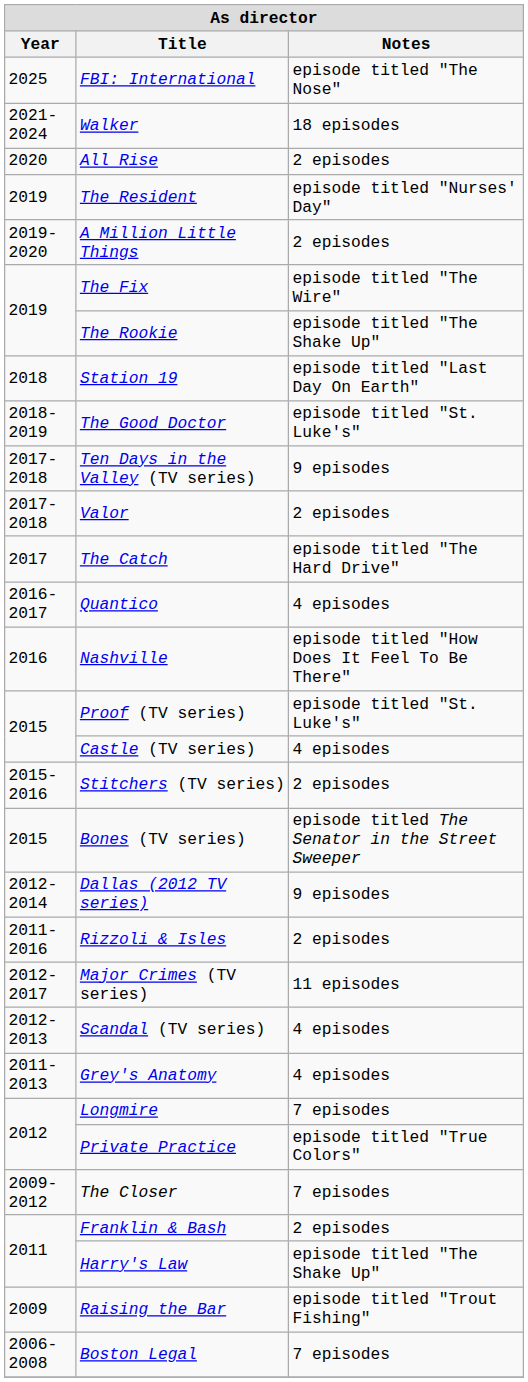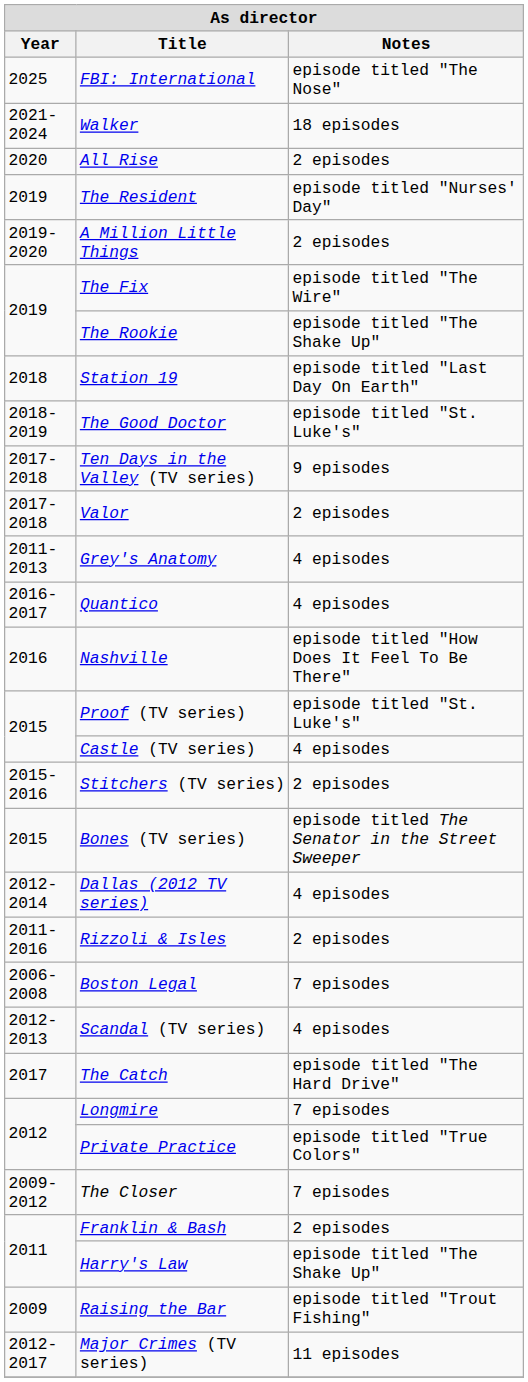rows swapped: (124, 559) <-> (148, 1075)
(341, 894) 9 episodes -> (341, 894) 4 episodes
rows swapped: (158, 985) <-> (138, 1355)
